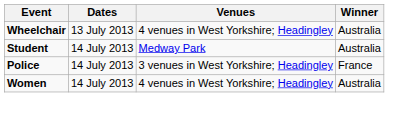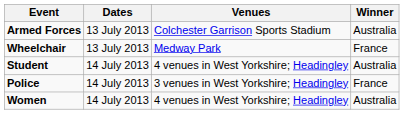+ row: (44, 30)
(236, 30) 4 venues in West Yorkshire; Headingley -> (187, 48) Medway Park
(359, 30) Australia -> (371, 48) France
(172, 48) Medway Park -> (251, 65) 4 venues in West Yorkshire; Headingley
